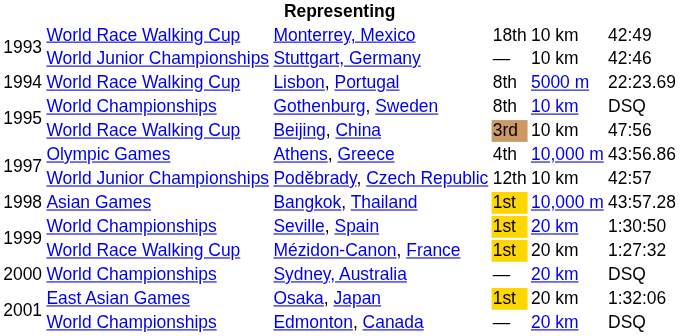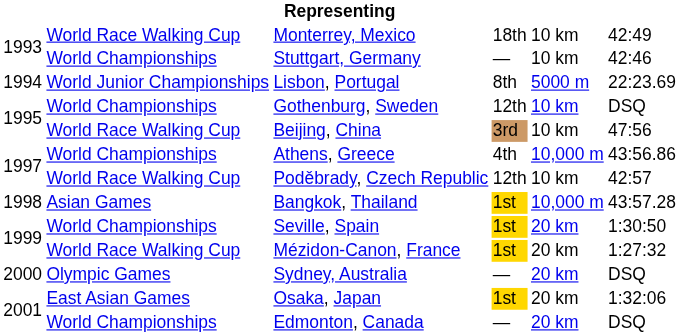(158, 58) World Junior Championships -> (132, 58) World Championships
(143, 82) World Race Walking Cup -> (158, 82) World Junior Championships
(505, 106) 8th -> (510, 106) 12th
(108, 154) Olympic Games -> (132, 154) World Championships
(158, 178) World Junior Championships -> (143, 178) World Race Walking Cup
(132, 274) World Championships -> (108, 274) Olympic Games
